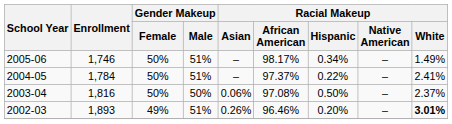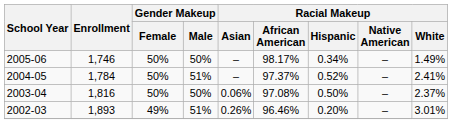(201, 59) 51% -> (201, 59) 50%
(333, 76) 0.22% -> (333, 76) 0.52%
(430, 111) bold -> (430, 111) normal
